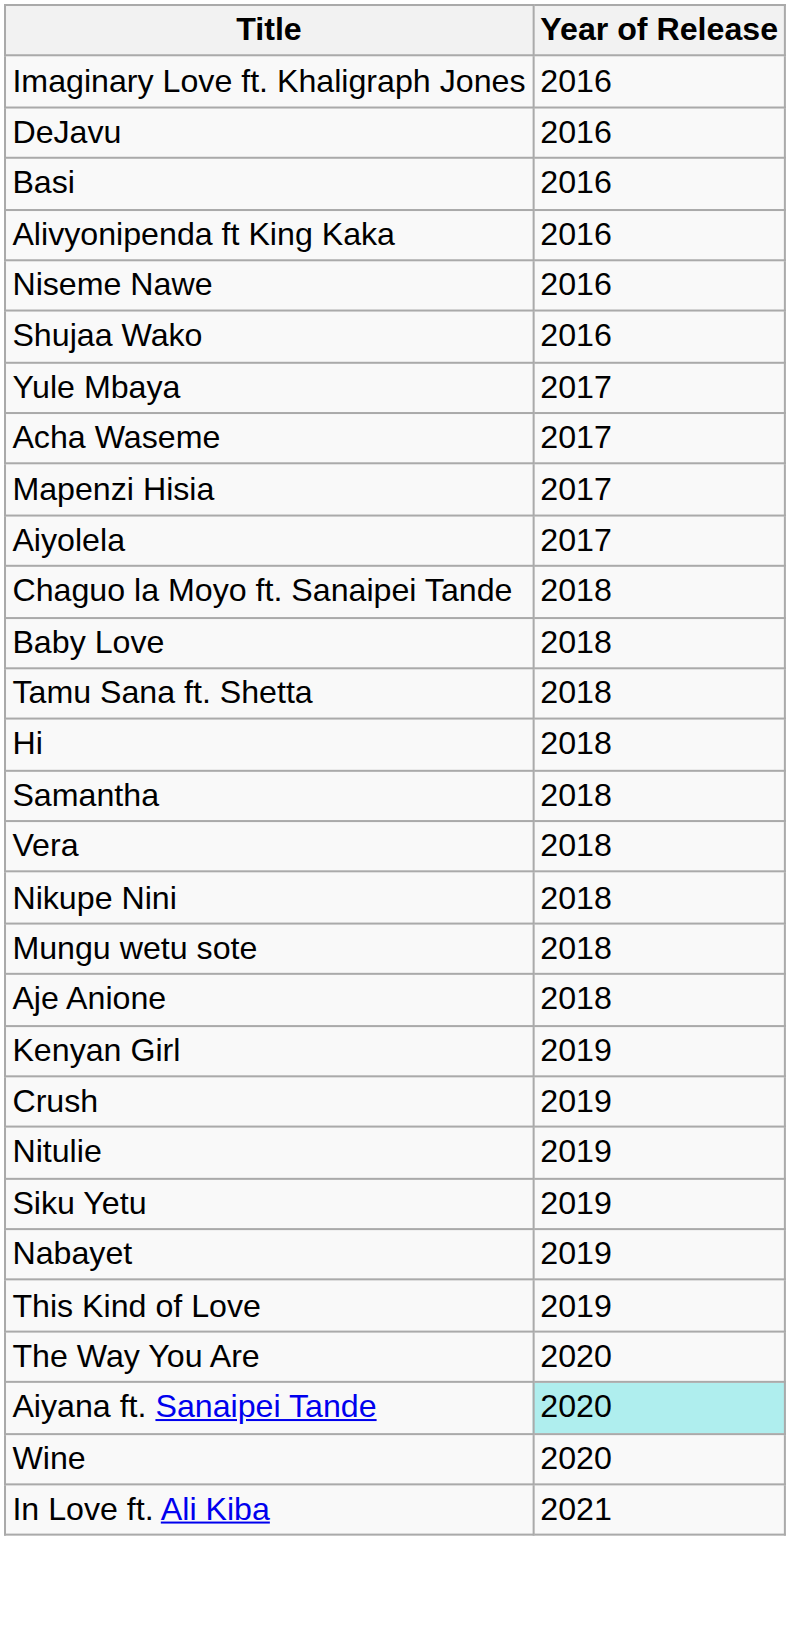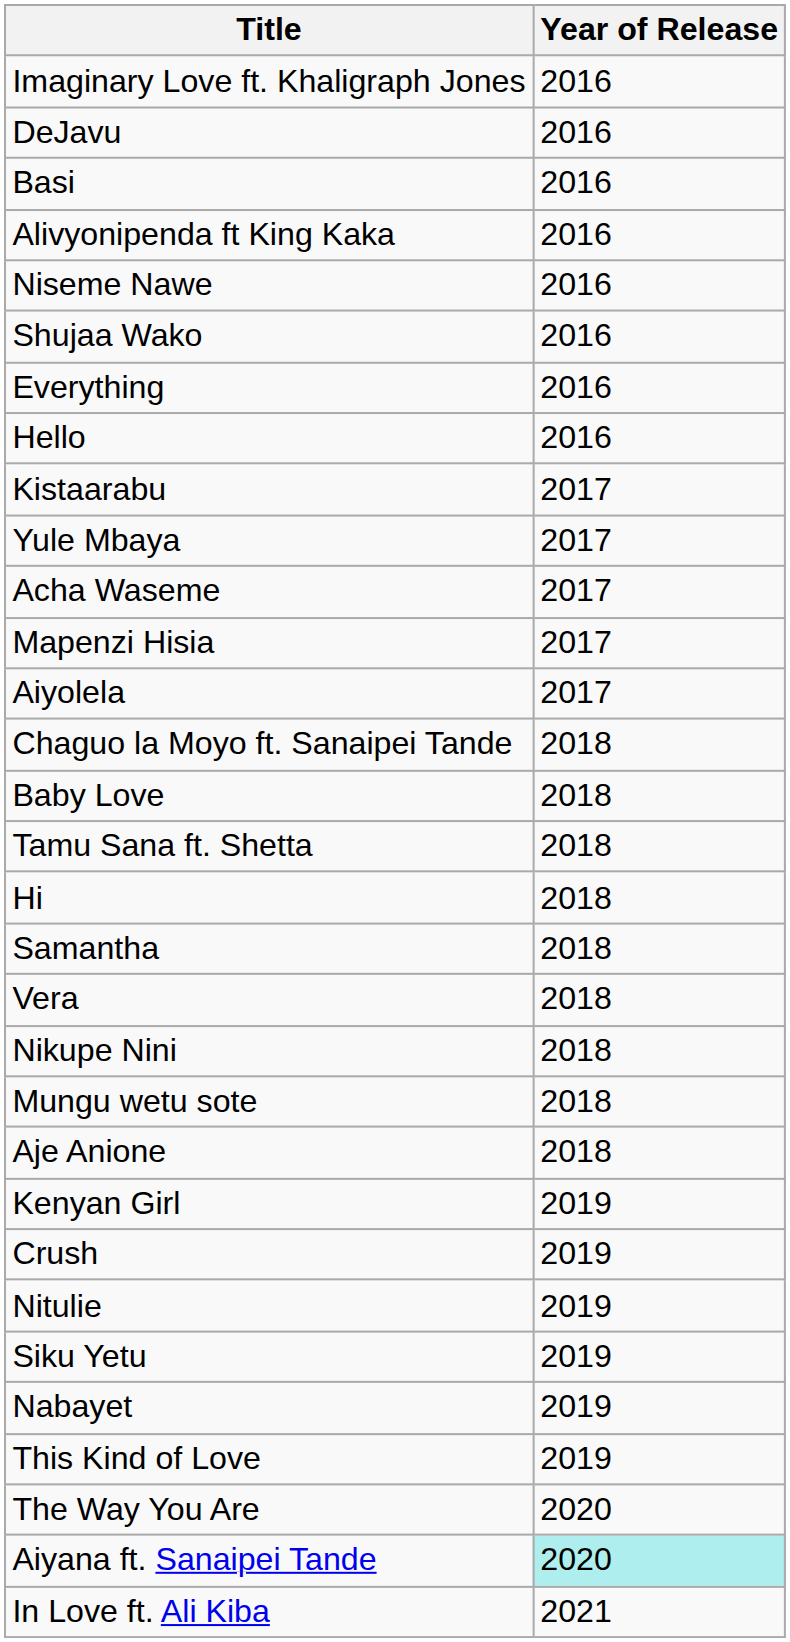+ row: (88, 387)
+ row: (49, 438)
+ row: (89, 489)
- row: (49, 1458)
